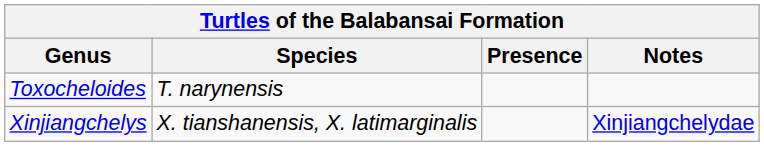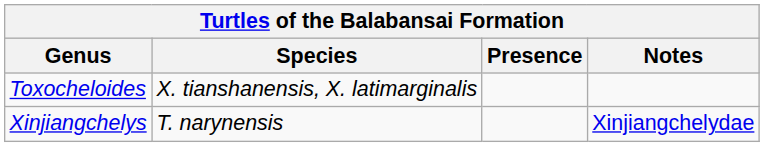(220, 89) T. narynensis -> (317, 89) X. tianshanensis, X. latimarginalis
(317, 123) X. tianshanensis, X. latimarginalis -> (220, 123) T. narynensis
